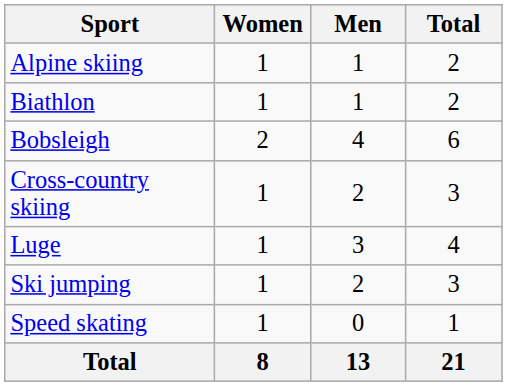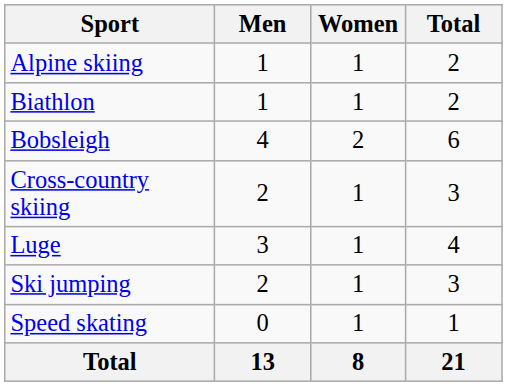columns swapped: (358, 23) <-> (263, 23)
